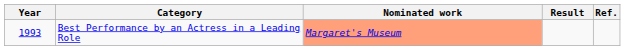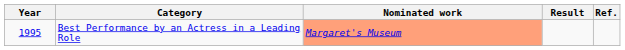(30, 33) 1993 -> (30, 33) 1995
